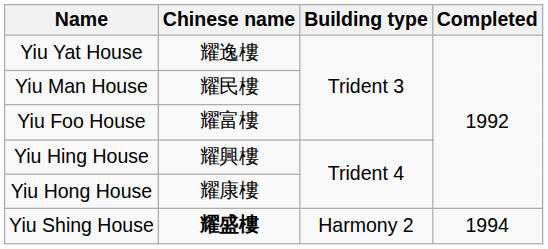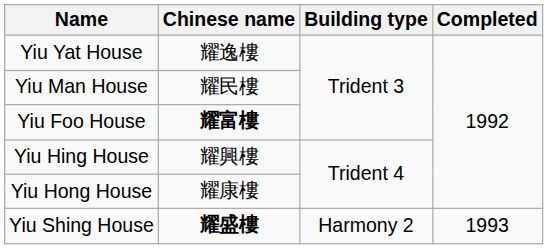(229, 121) normal -> (229, 121) bold
(487, 225) 1994 -> (487, 225) 1993
